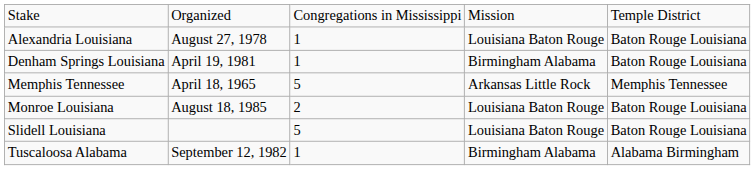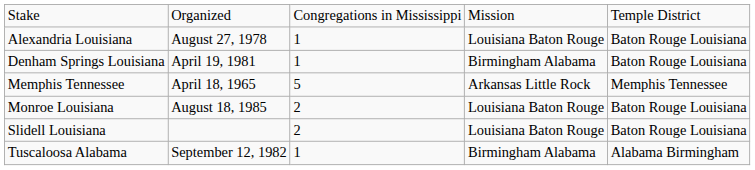(297, 130) 5 -> (297, 130) 2
